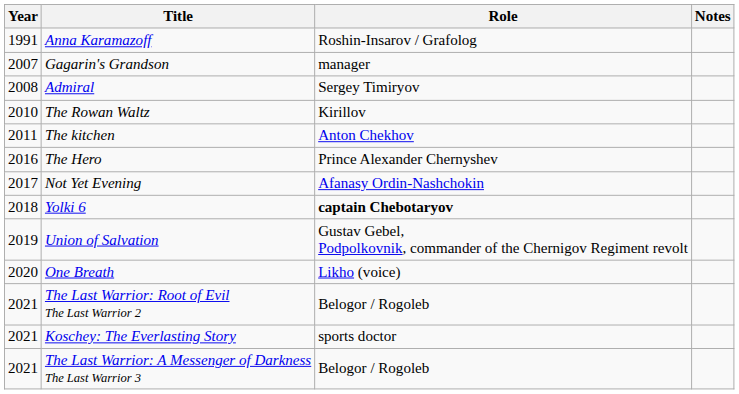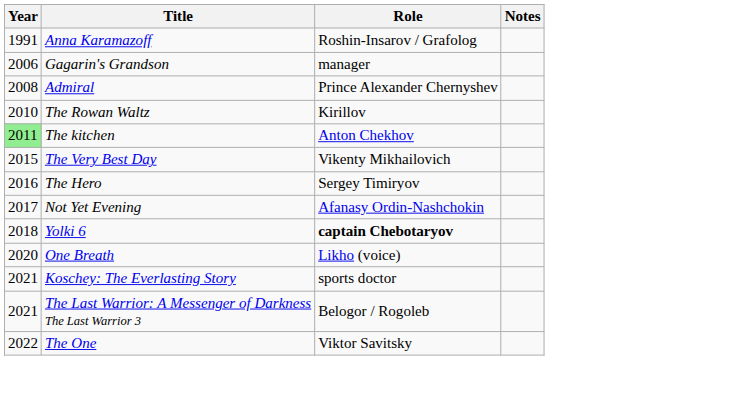(23, 64) 2007 -> (23, 64) 2006
(369, 87) Sergey Timiryov -> (408, 87) Prince Alexander Chernyshev
(23, 135) no background -> (23, 135) lightgreen background
+ row: (101, 159)
(408, 159) Prince Alexander Chernyshev -> (369, 183) Sergey Timiryov
- row: (102, 239)
- row: (137, 304)
+ row: (71, 343)
